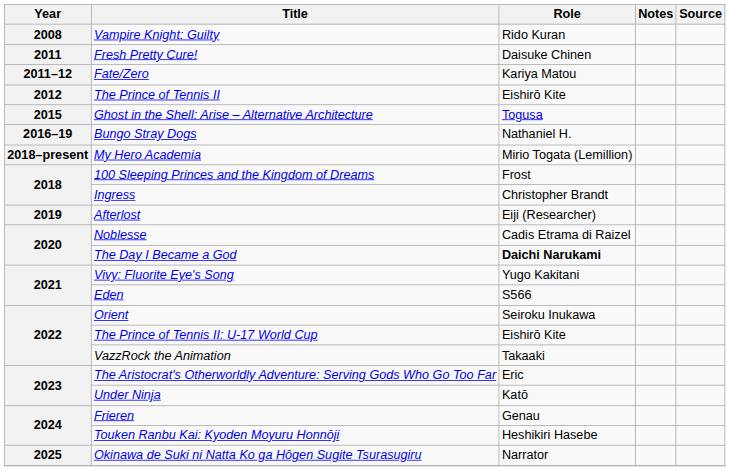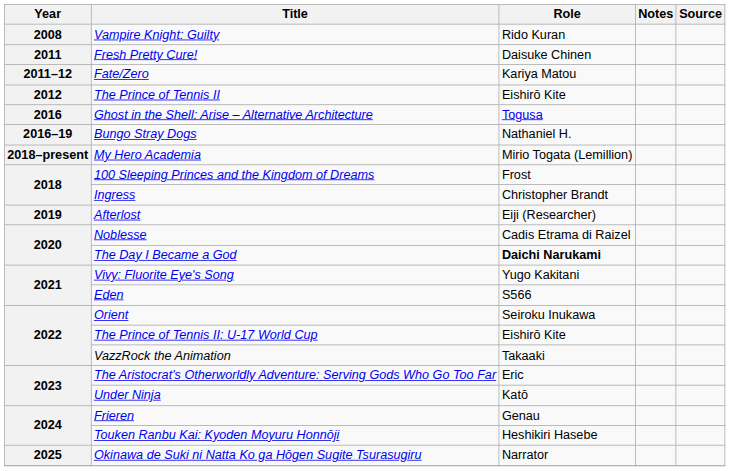(48, 114) 2015 -> (48, 114) 2016
